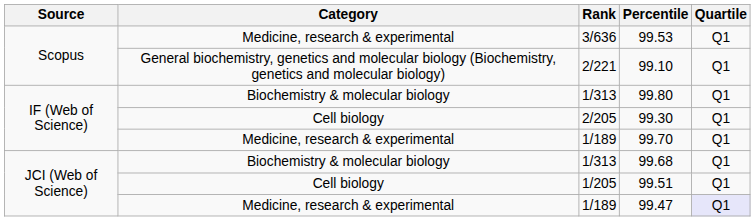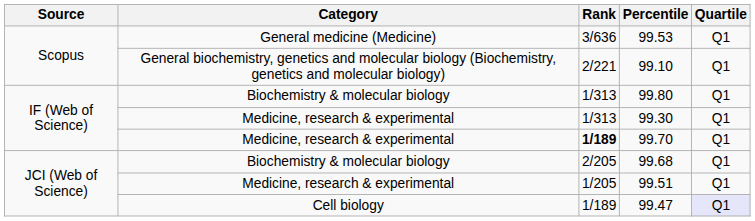(348, 37) Medicine, research & experimental -> (348, 37) General medicine (Medicine)
(348, 118) Cell biology -> (348, 118) Medicine, research & experimental
(599, 118) 2/205 -> (599, 118) 1/313
(599, 140) normal -> (599, 140) bold
(599, 161) 1/313 -> (599, 161) 2/205
(348, 183) Cell biology -> (348, 183) Medicine, research & experimental
(348, 205) Medicine, research & experimental -> (348, 205) Cell biology
